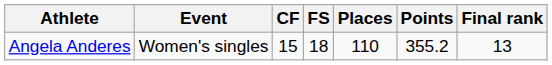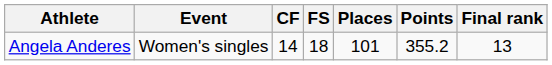(288, 46) 15 -> (288, 46) 14
(365, 46) 110 -> (365, 46) 101
